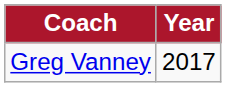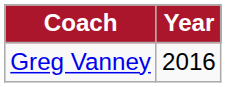(189, 61) 2017 -> (189, 61) 2016
